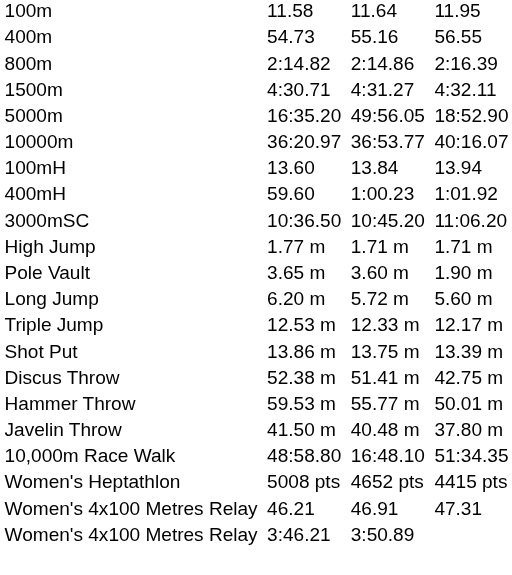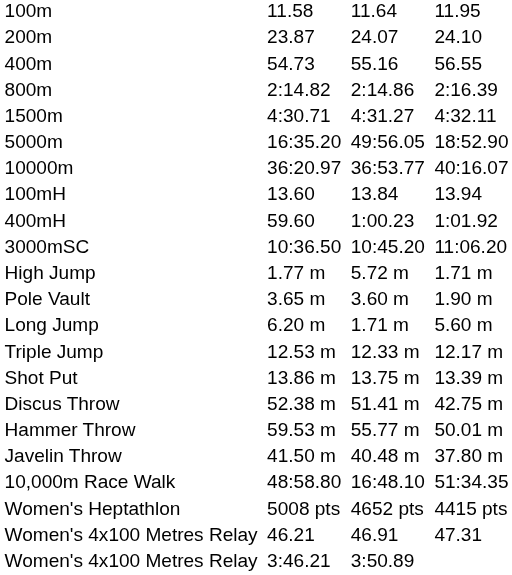+ row: (28, 37)
(380, 246) 1.71 m -> (380, 272) 5.72 m
(380, 299) 5.72 m -> (380, 325) 1.71 m
